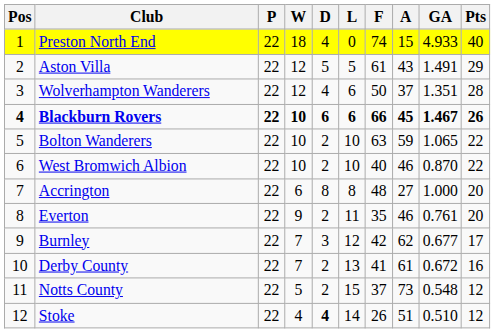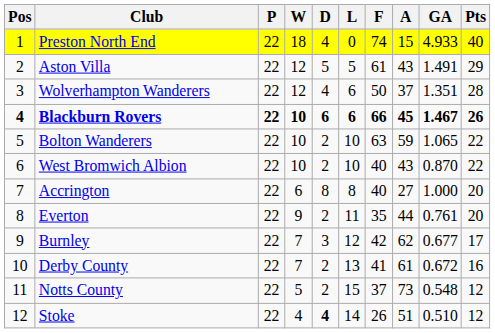(406, 166) 46 -> (406, 166) 43
(379, 191) 48 -> (379, 191) 40
(406, 215) 46 -> (406, 215) 44
